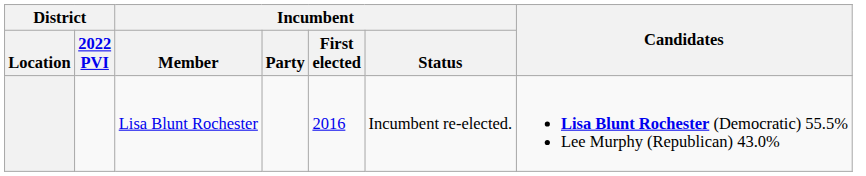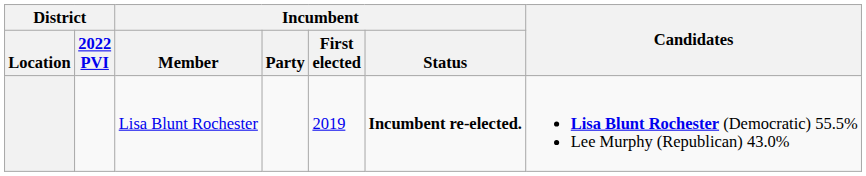(329, 123) 2016 -> (329, 123) 2019
(440, 123) normal -> (445, 123) bold
